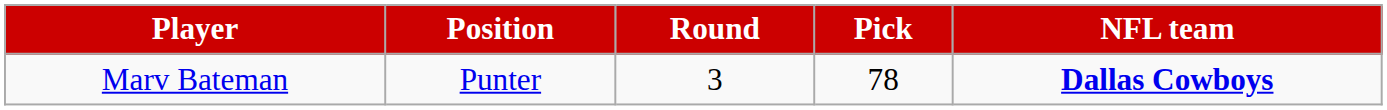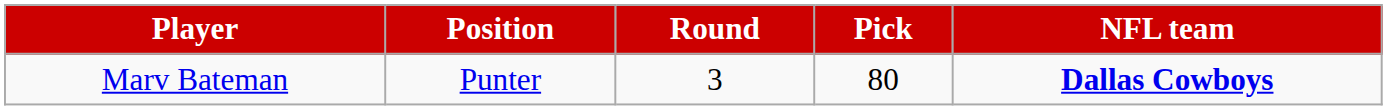(883, 78) 78 -> (883, 78) 80
